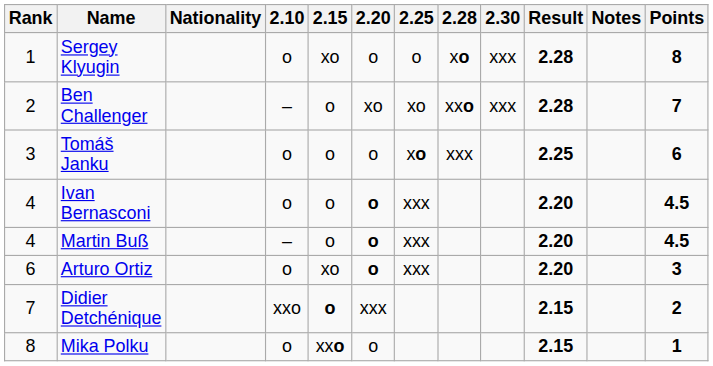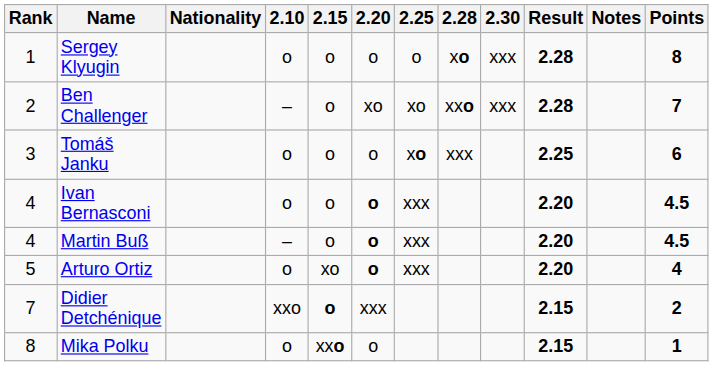(330, 57) xo -> (330, 57) o
(31, 269) 6 -> (31, 269) 5
(677, 269) 3 -> (677, 269) 4
